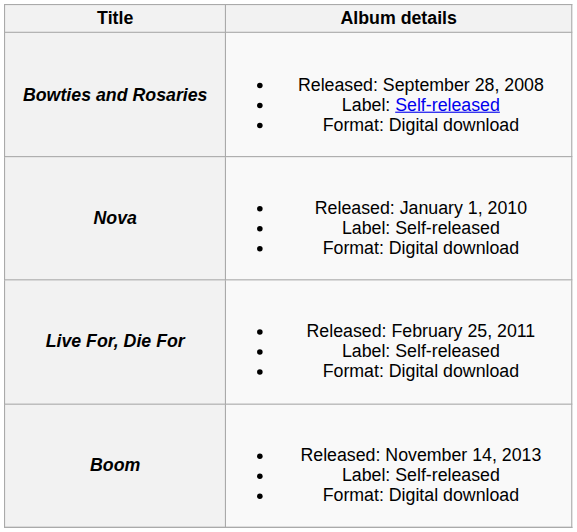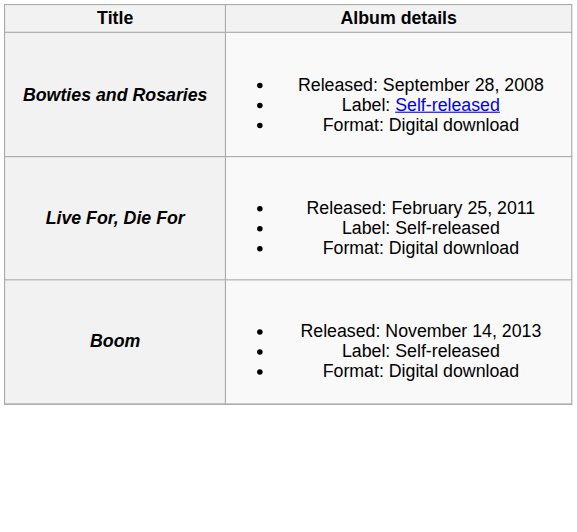- row: (115, 218)
